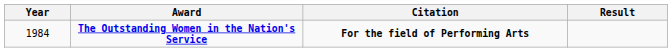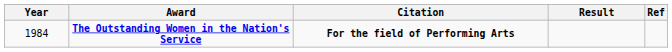+ column: (656, 12)
